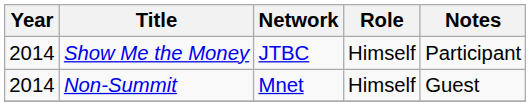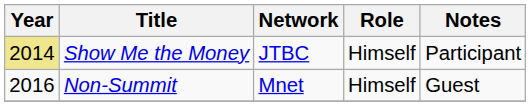(32, 52) no background -> (32, 52) khaki background
(32, 85) 2014 -> (32, 85) 2016
